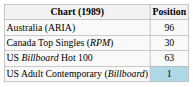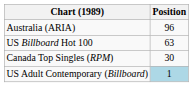rows swapped: (60, 43) <-> (50, 58)
